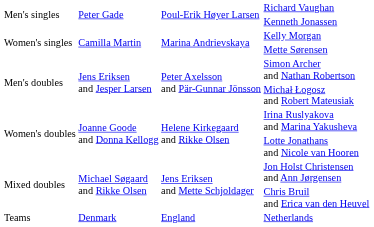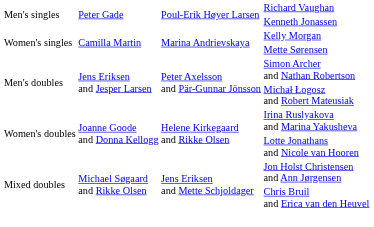- row: (288, 217)
